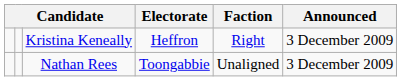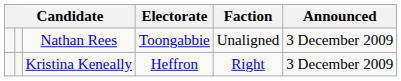rows swapped: (79, 64) <-> (79, 40)
